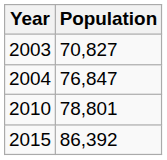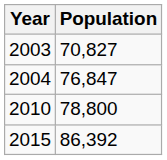(89, 109) 78,801 -> (89, 109) 78,800
